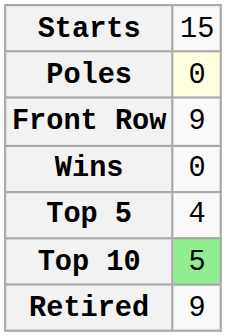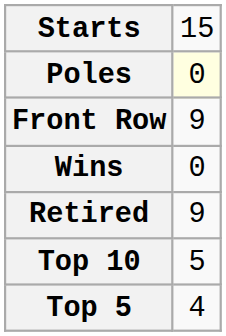rows swapped: (89, 215) <-> (89, 308)
(197, 261) lightgreen background -> (197, 261) no background
